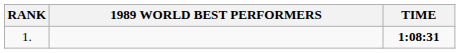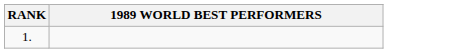- column: (419, 15)
